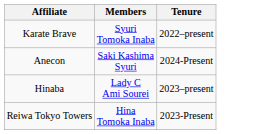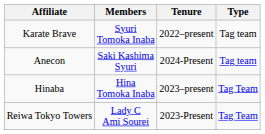+ column: (238, 12)
(126, 88) Lady C Ami Sourei -> (126, 88) Hina Tomoka Inaba
(126, 116) Hina Tomoka Inaba -> (126, 116) Lady C Ami Sourei
